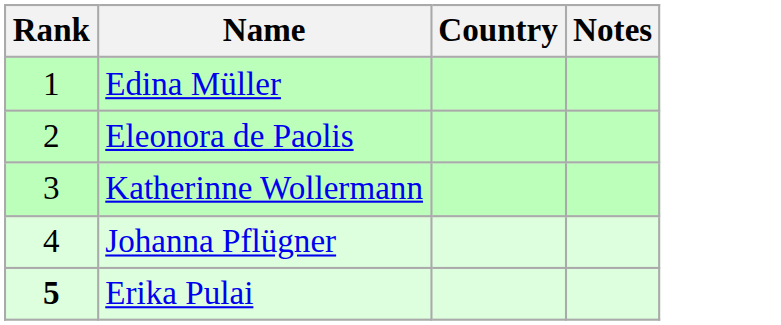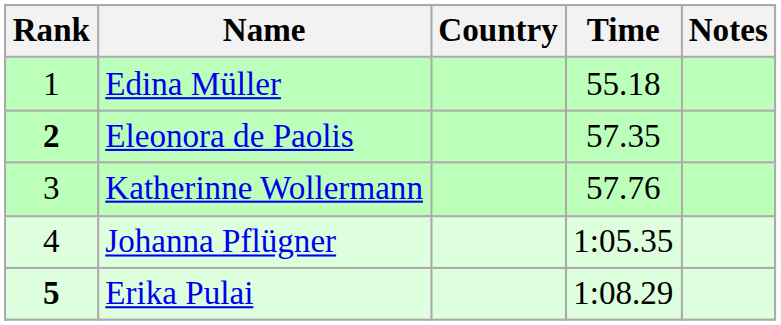+ column: (623, 30)
(51, 135) normal -> (51, 135) bold
